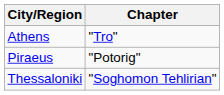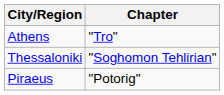rows swapped: (30, 57) <-> (45, 79)
